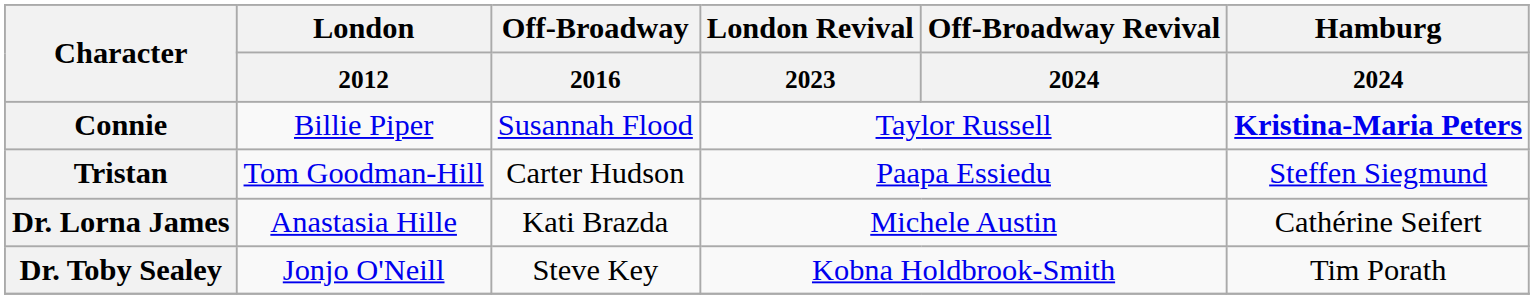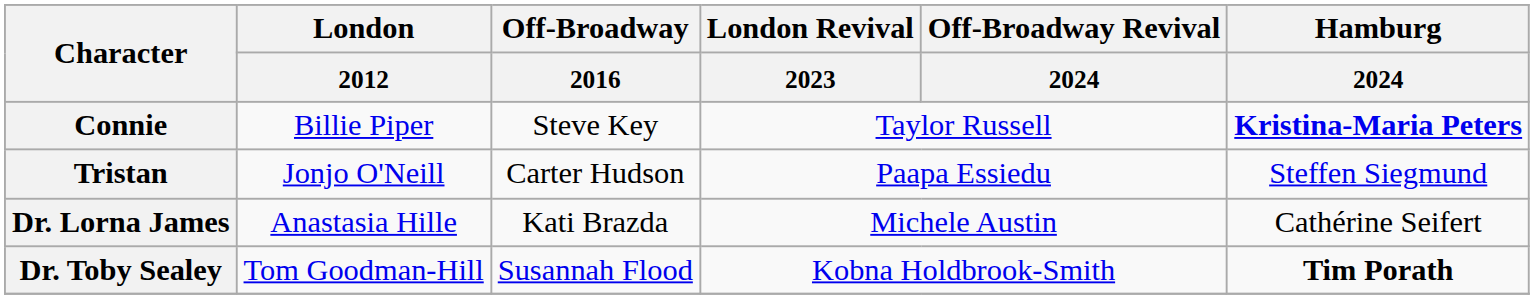(595, 125) Susannah Flood -> (595, 125) Steve Key
(364, 173) Tom Goodman-Hill -> (364, 173) Jonjo O'Neill
(364, 269) Jonjo O'Neill -> (364, 269) Tom Goodman-Hill
(595, 269) Steve Key -> (595, 269) Susannah Flood
(1378, 269) normal -> (1378, 269) bold
